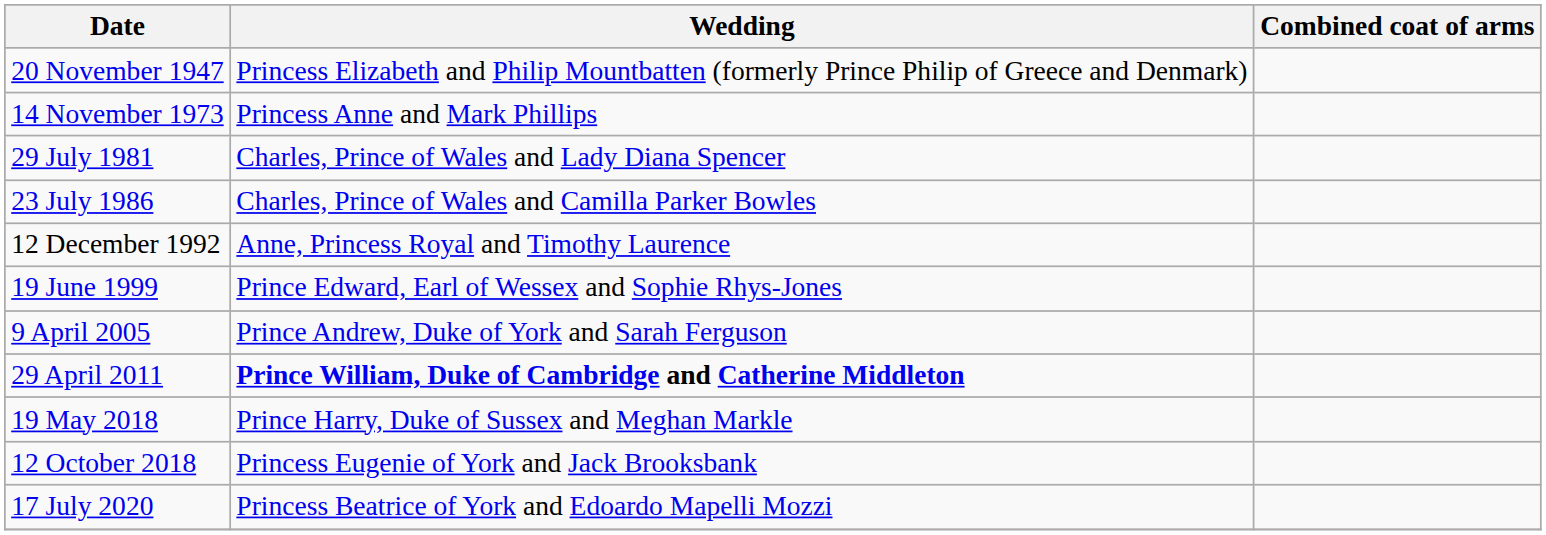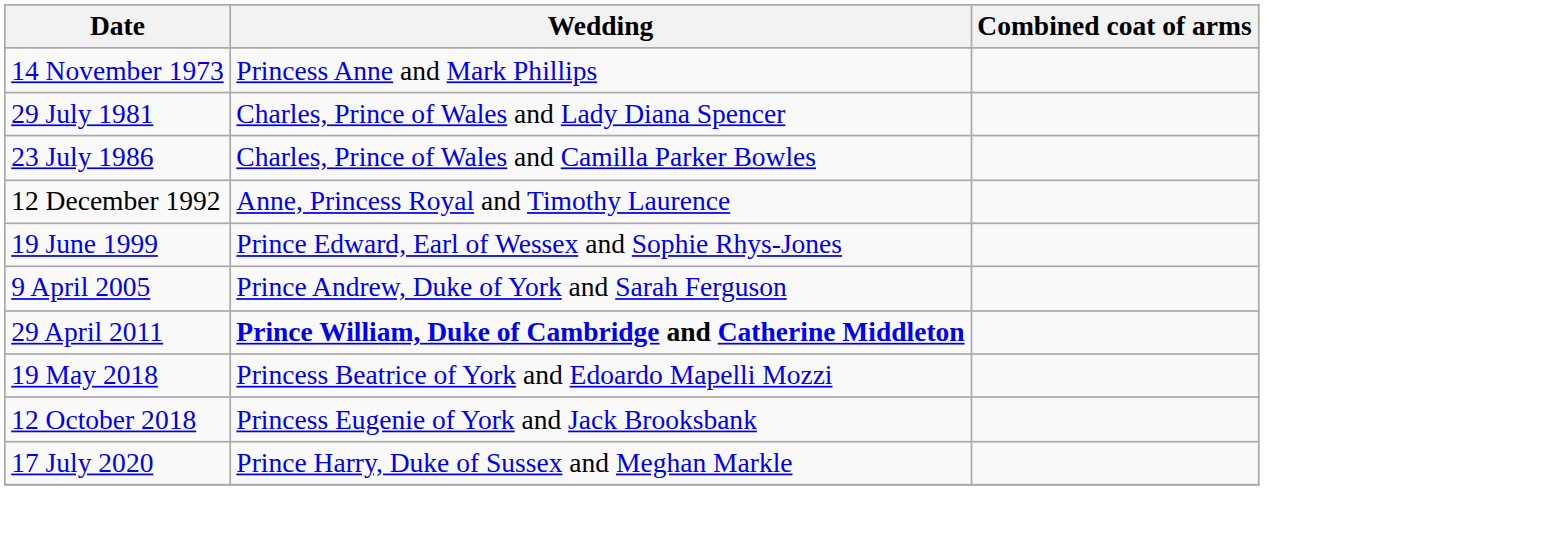- row: (117, 69)
(514, 419) Prince Harry, Duke of Sussex and Meghan Markle -> (534, 375) Princess Beatrice of York and Edoardo Mapelli Mozzi
(534, 506) Princess Beatrice of York and Edoardo Mapelli Mozzi -> (514, 462) Prince Harry, Duke of Sussex and Meghan Markle
